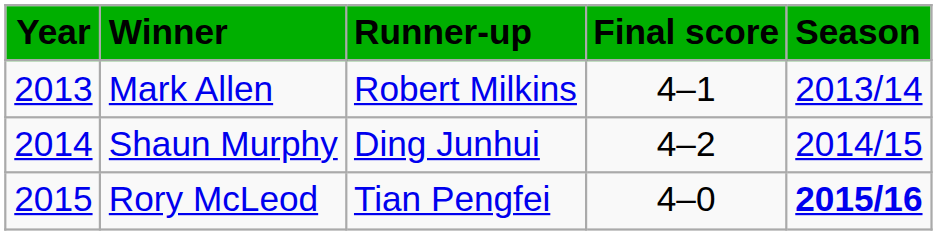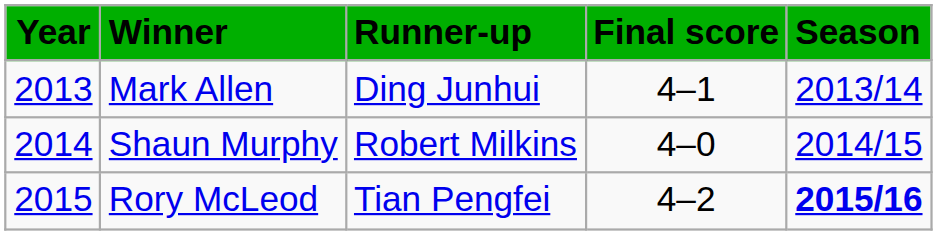(465, 88) Robert Milkins -> (447, 88) Ding Junhui
(447, 144) Ding Junhui -> (465, 144) Robert Milkins
(686, 144) 4–2 -> (686, 144) 4–0
(686, 199) 4–0 -> (686, 199) 4–2
